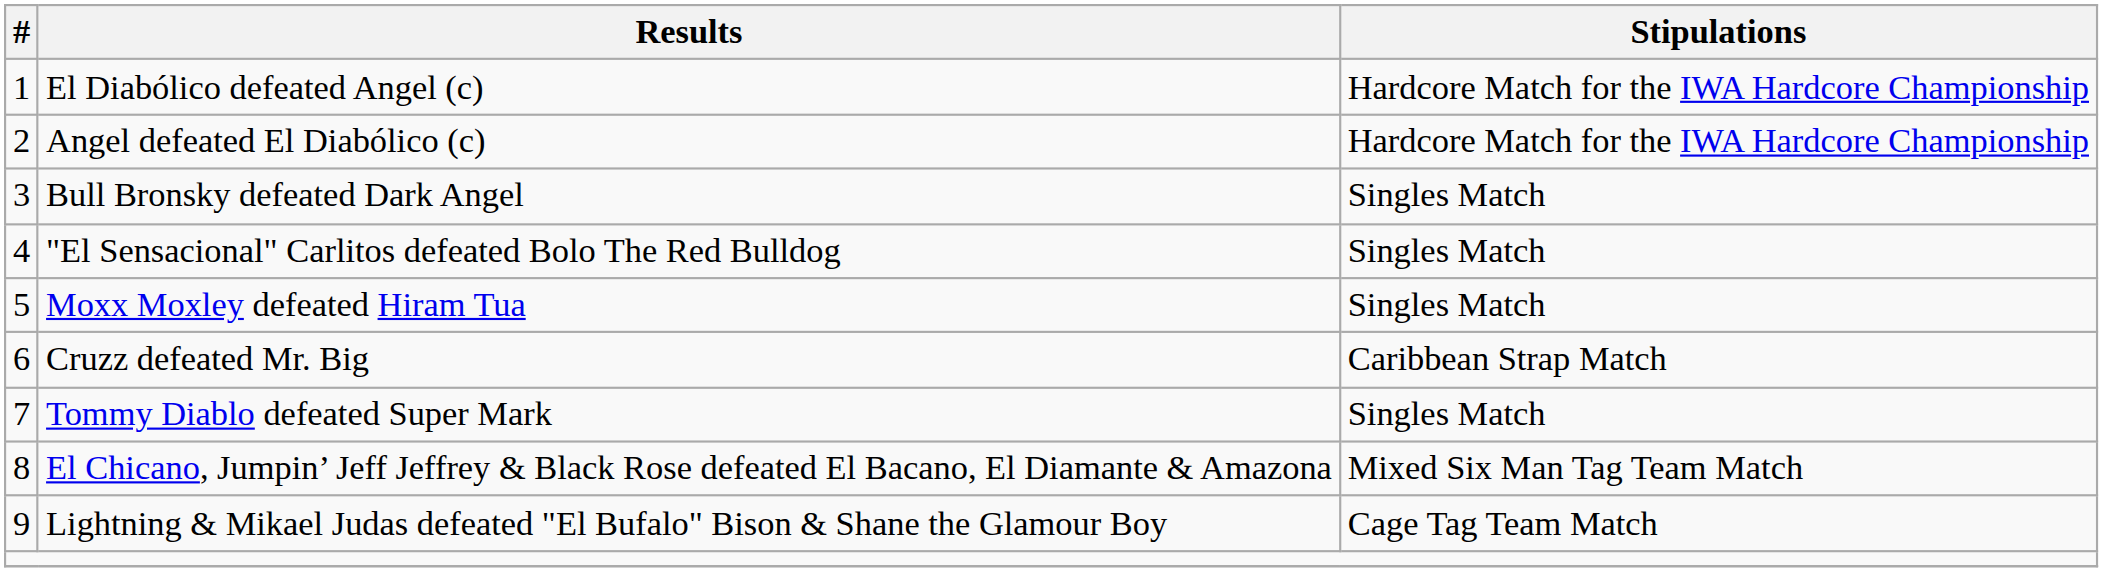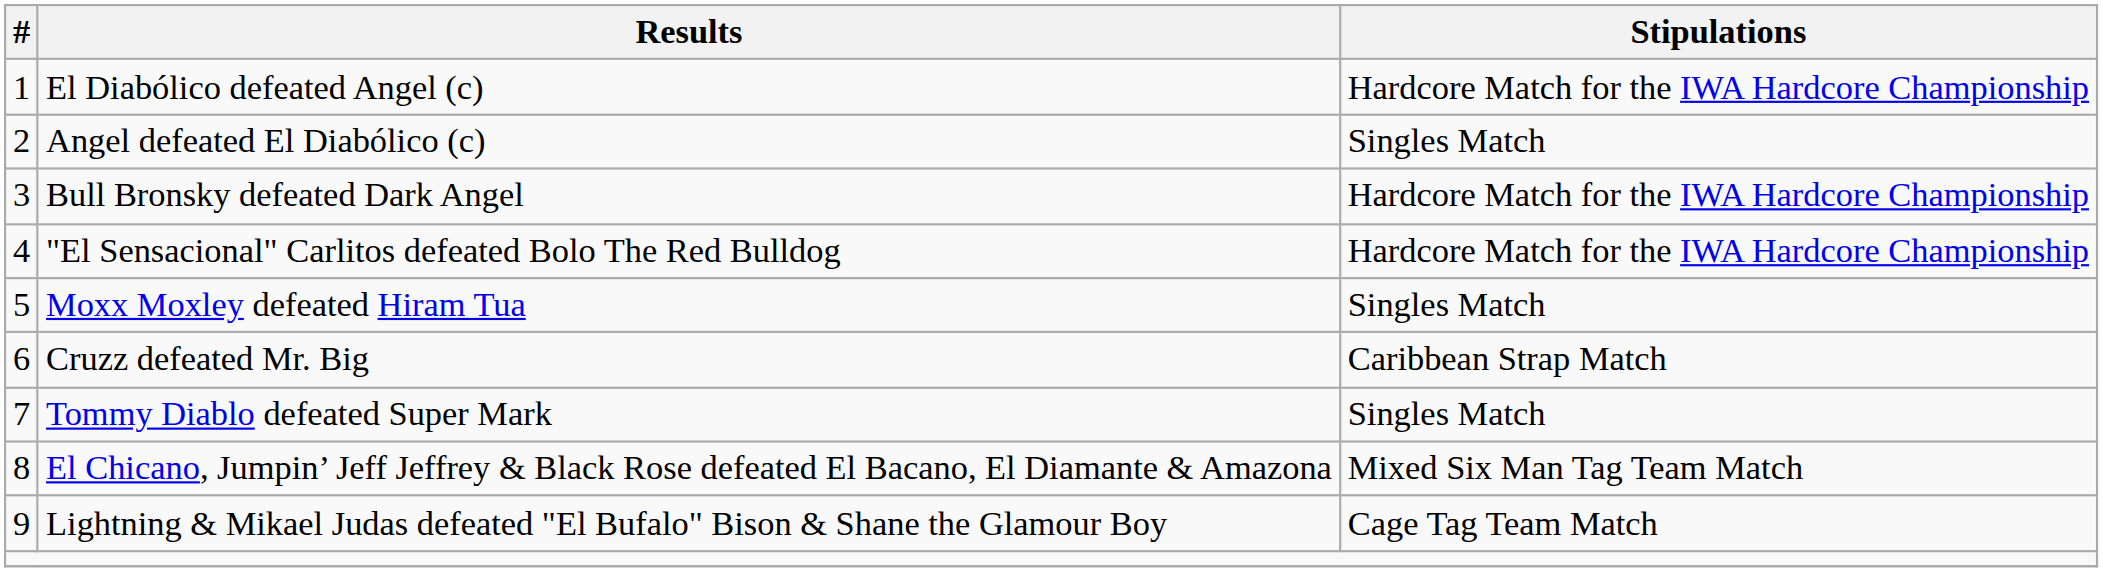(1718, 140) Hardcore Match for the IWA Hardcore Championship -> (1447, 140) Singles Match
(1447, 195) Singles Match -> (1718, 195) Hardcore Match for the IWA Hardcore Championship
(1447, 250) Singles Match -> (1718, 250) Hardcore Match for the IWA Hardcore Championship
